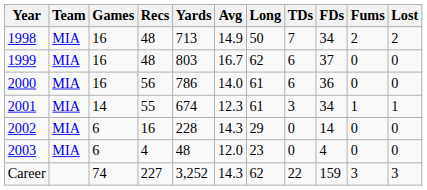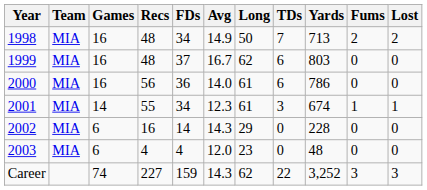columns swapped: (194, 15) <-> (332, 15)
